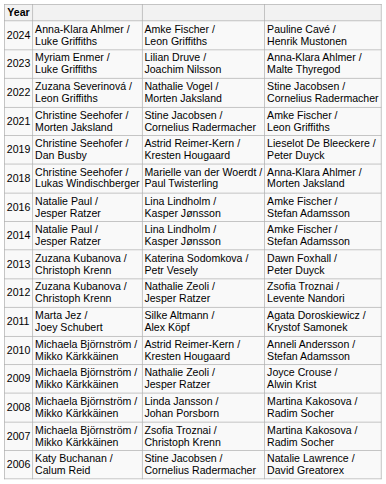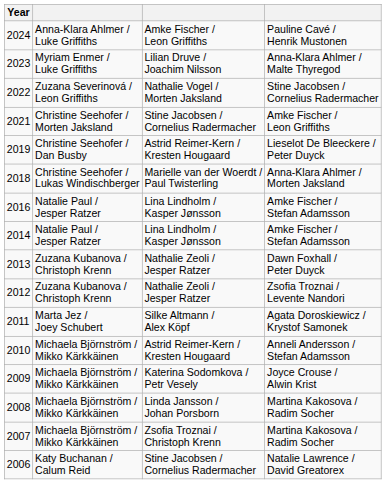(196, 264) Katerina Sodomkova / Petr Vesely -> (180, 264) Nathalie Zeoli / Jesper Ratzer
(180, 379) Nathalie Zeoli / Jesper Ratzer -> (196, 379) Katerina Sodomkova / Petr Vesely
